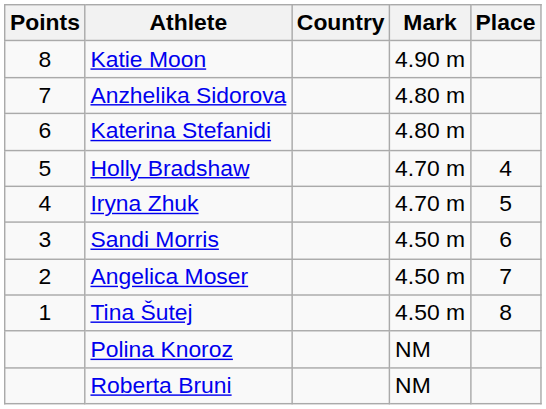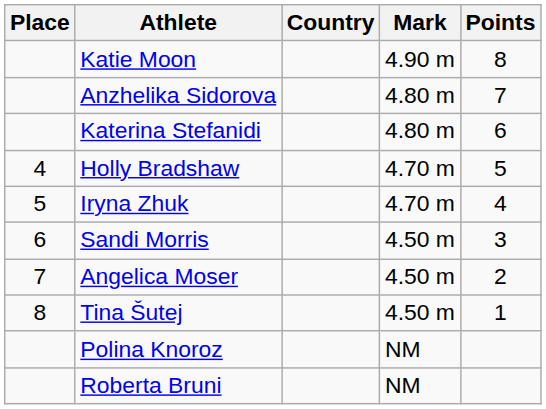columns swapped: (506, 22) <-> (45, 22)
